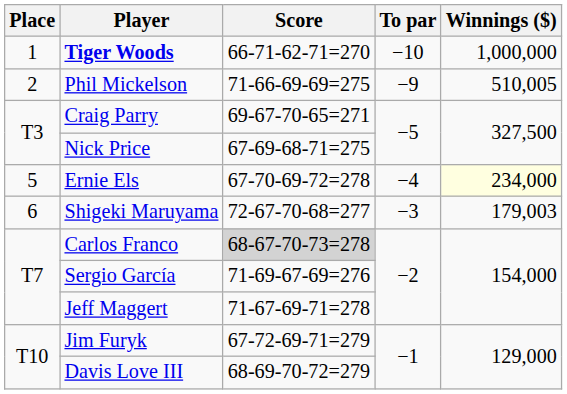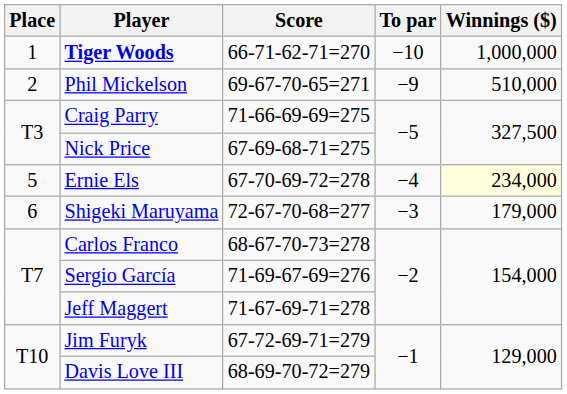(299, 84) 71-66-69-69=275 -> (299, 84) 69-67-70-65=271
(524, 84) 510,005 -> (524, 84) 510,000
(299, 116) 69-67-70-65=271 -> (299, 116) 71-66-69-69=275
(524, 212) 179,003 -> (524, 212) 179,000
(299, 244) lightgrey background -> (299, 244) no background
